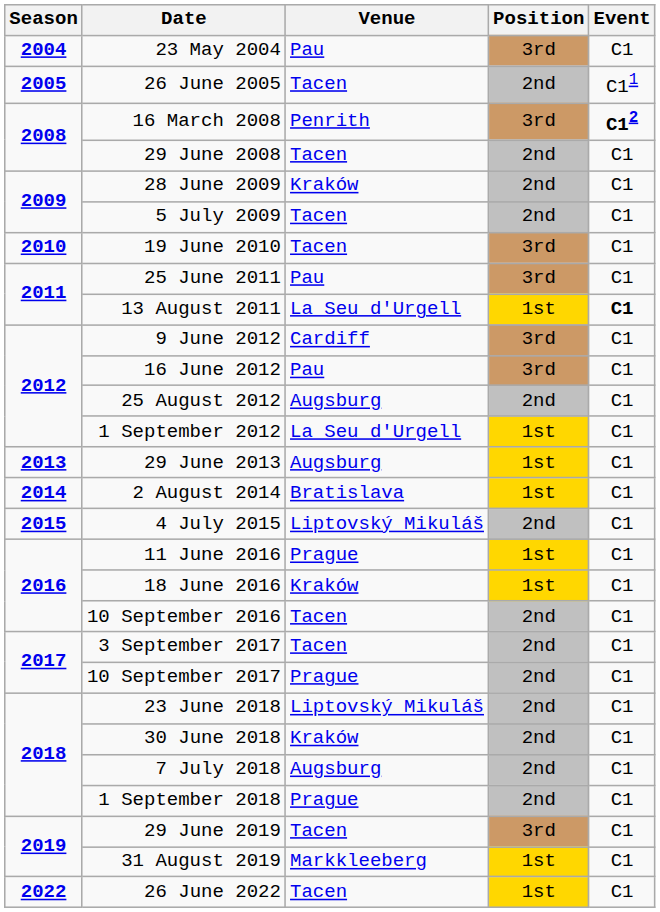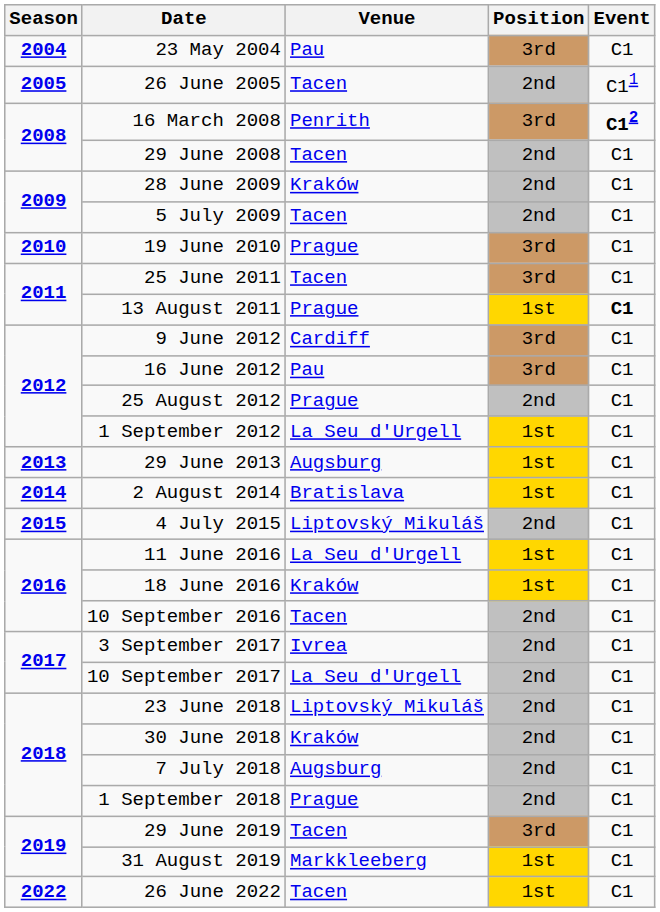(319, 248) Tacen -> (324, 248) Prague
(307, 279) Pau -> (319, 279) Tacen
(376, 309) La Seu d'Urgell -> (324, 309) Prague
(336, 402) Augsburg -> (324, 402) Prague
(324, 555) Prague -> (376, 555) La Seu d'Urgell
(319, 647) Tacen -> (319, 647) Ivrea
(324, 678) Prague -> (376, 678) La Seu d'Urgell
